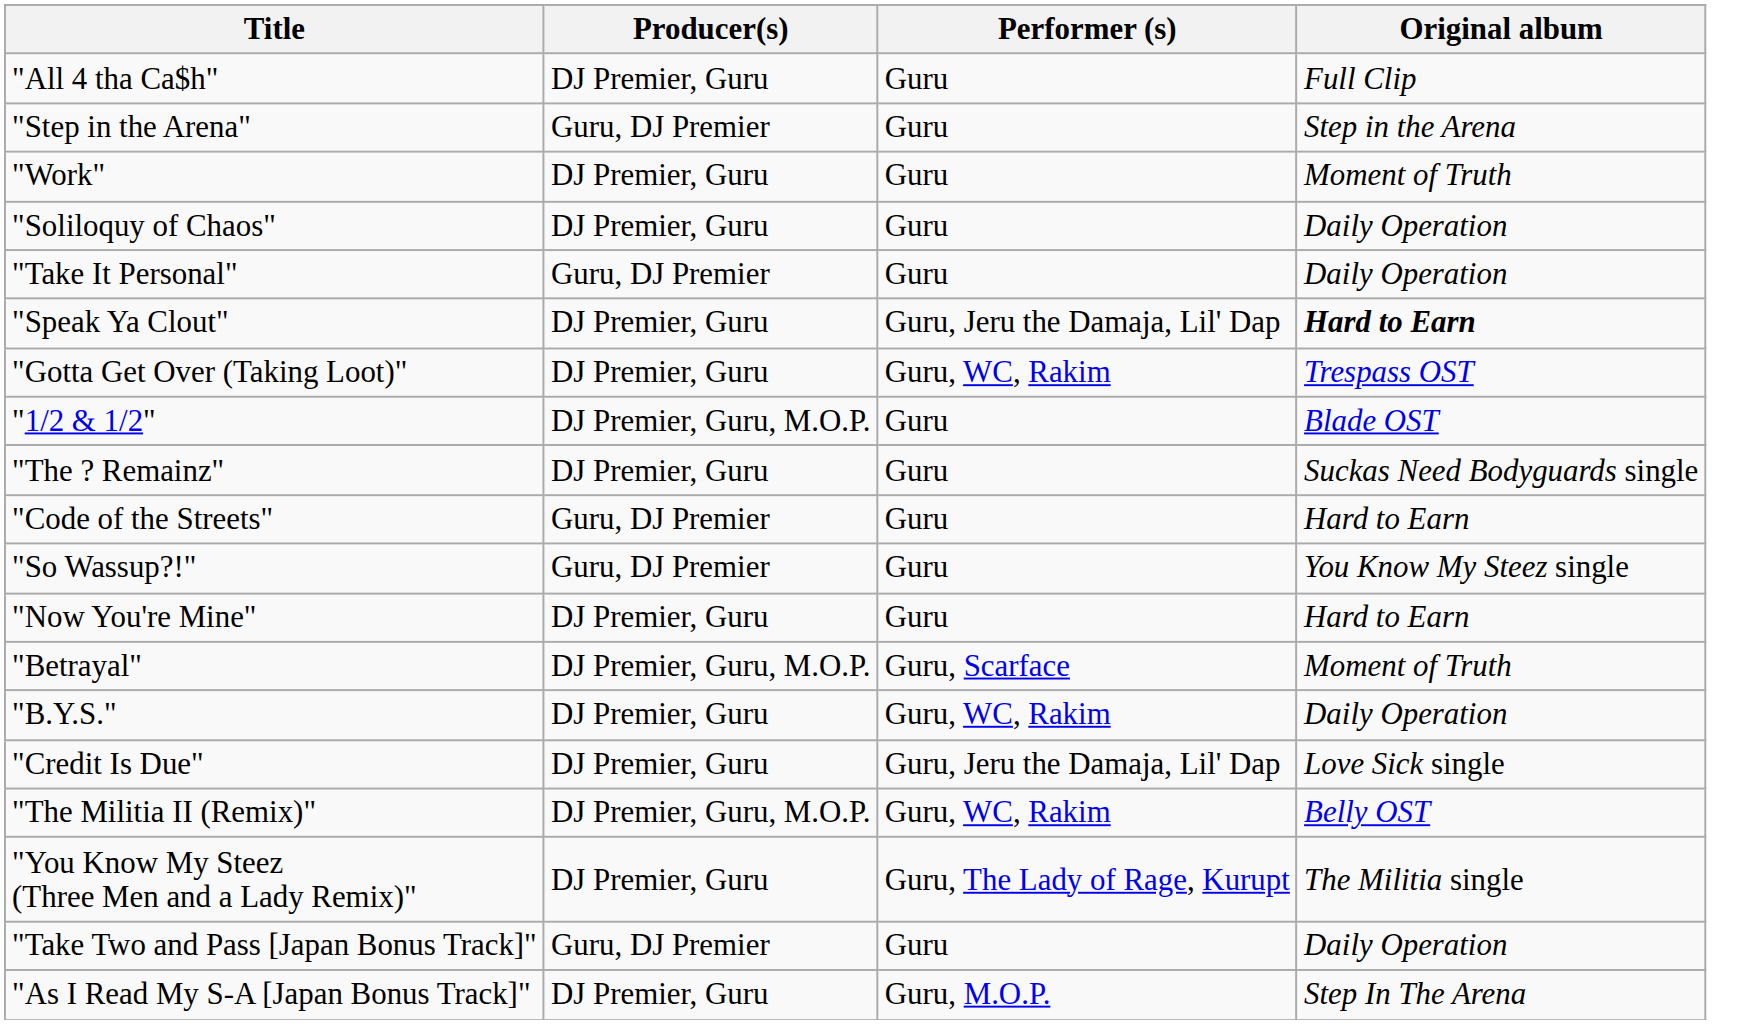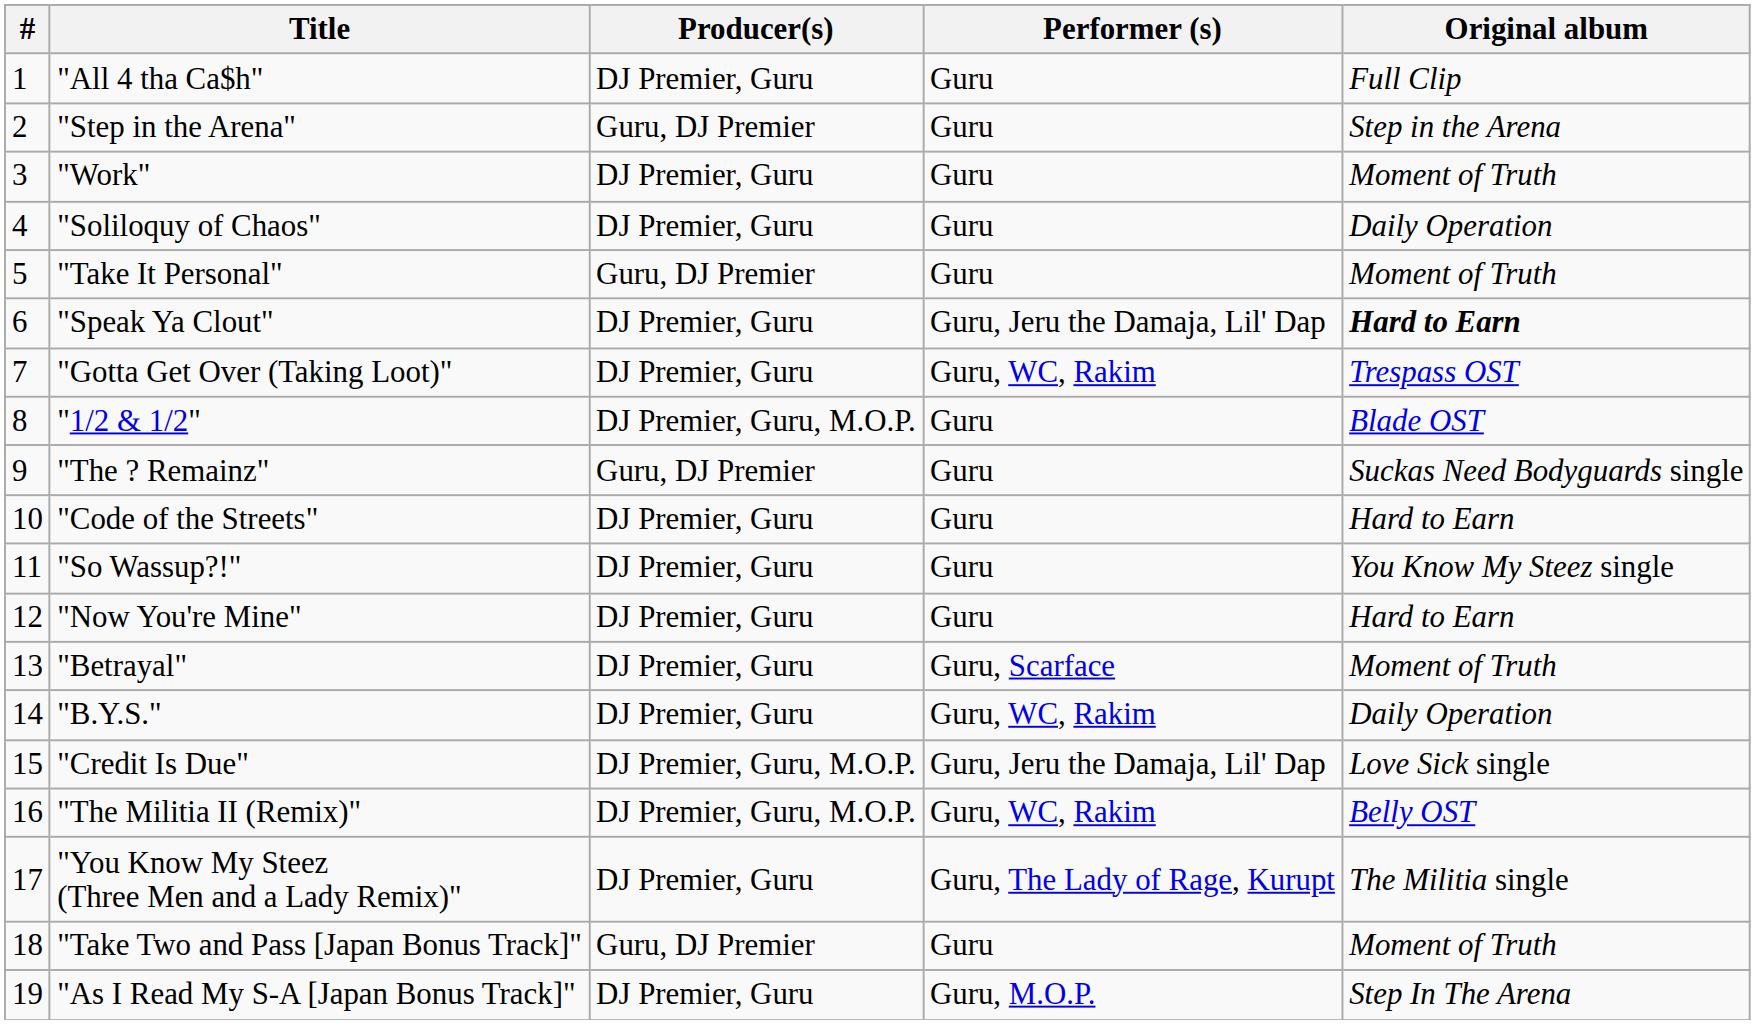+ column: (28, 28)
(1406, 273) Daily Operation -> (1453, 273) Moment of Truth
(660, 469) DJ Premier, Guru -> (705, 469) Guru, DJ Premier
(660, 518) Guru, DJ Premier -> (705, 518) DJ Premier, Guru
(660, 567) Guru, DJ Premier -> (705, 567) DJ Premier, Guru
(711, 665) DJ Premier, Guru, M.O.P. -> (705, 665) DJ Premier, Guru
(660, 763) DJ Premier, Guru -> (756, 763) DJ Premier, Guru, M.O.P.
(1406, 945) Daily Operation -> (1453, 945) Moment of Truth
